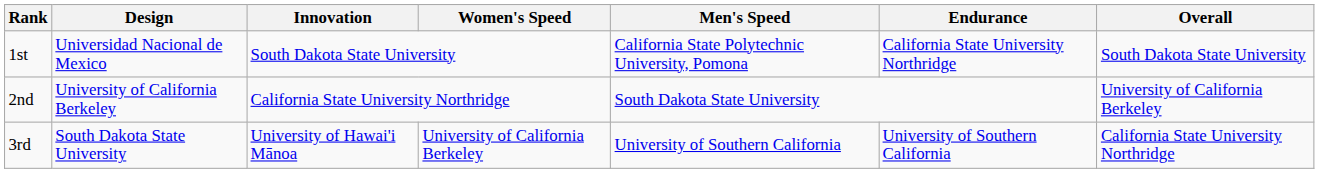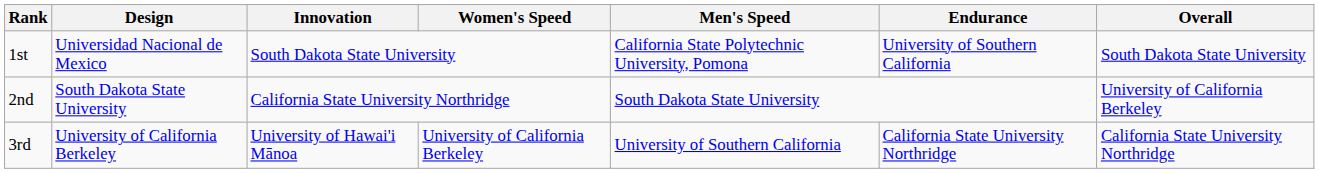(973, 53) California State University Northridge -> (960, 53) University of Southern California
(136, 99) University of California Berkeley -> (120, 99) South Dakota State University
(120, 145) South Dakota State University -> (136, 145) University of California Berkeley
(960, 145) University of Southern California -> (973, 145) California State University Northridge
